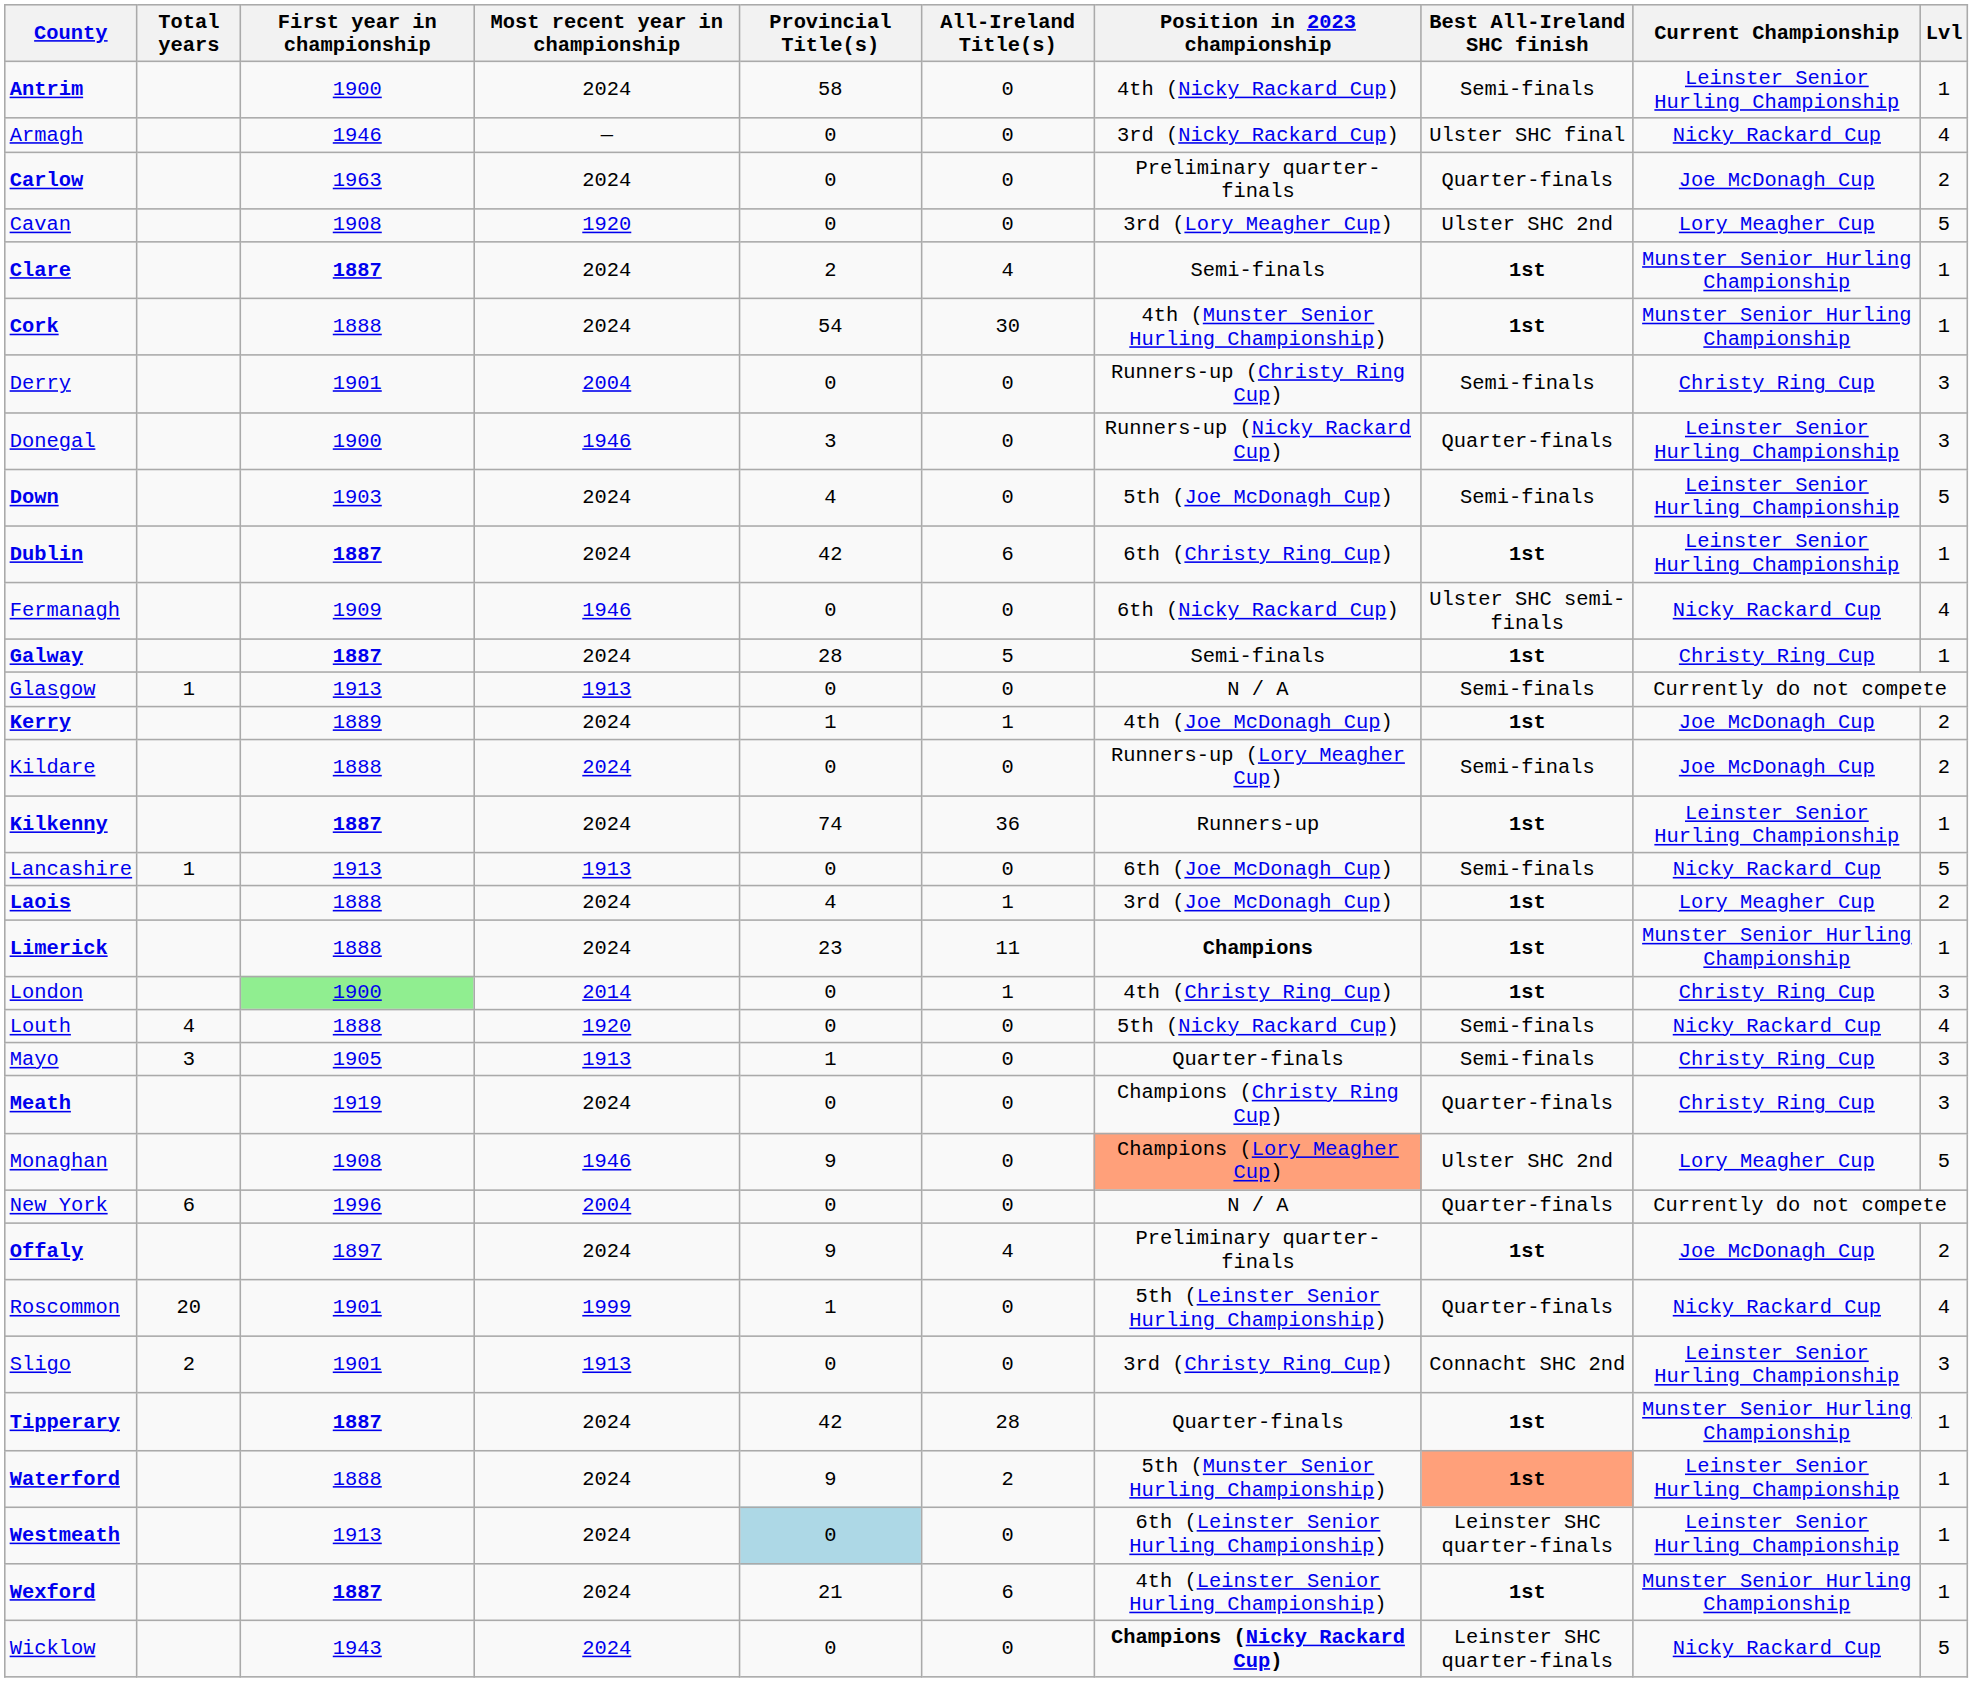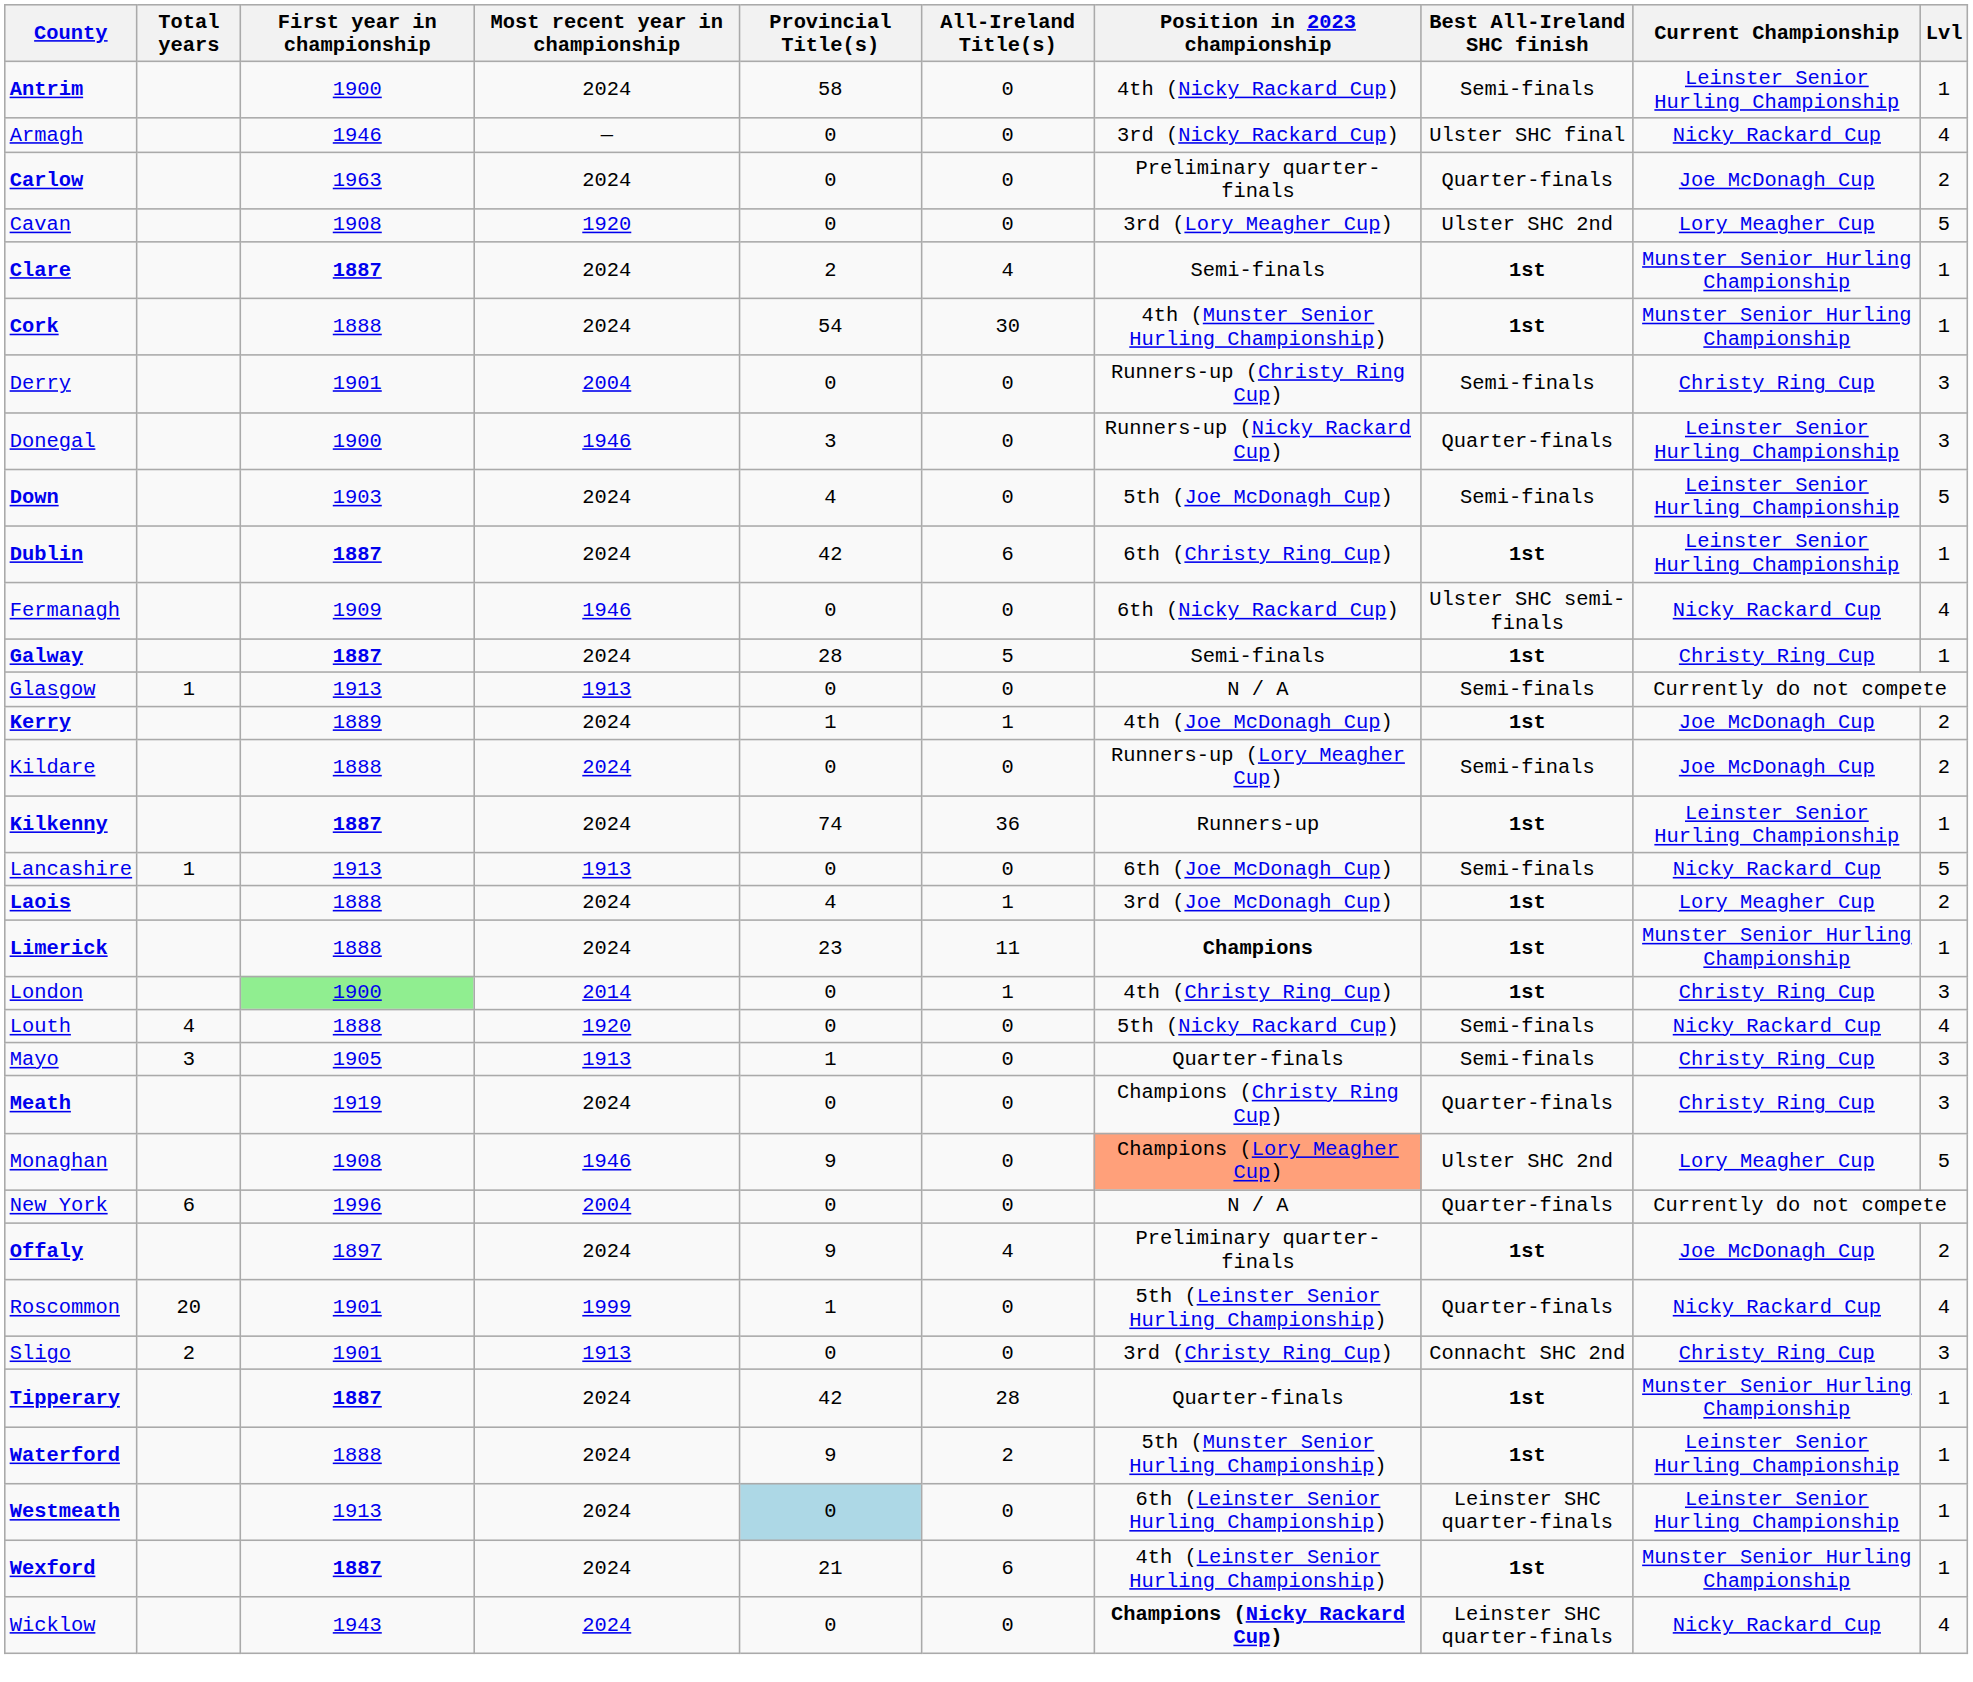(1777, 1365) Leinster Senior Hurling Championship -> (1777, 1353) Christy Ring Cup
(1527, 1479) lightsalmon background -> (1527, 1455) no background
(1944, 1649) 5 -> (1944, 1625) 4
